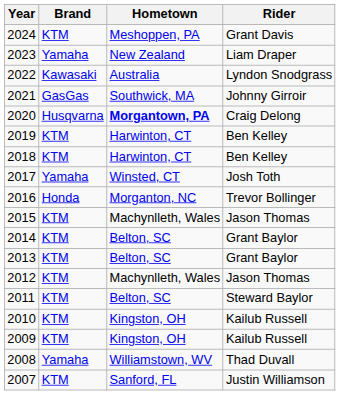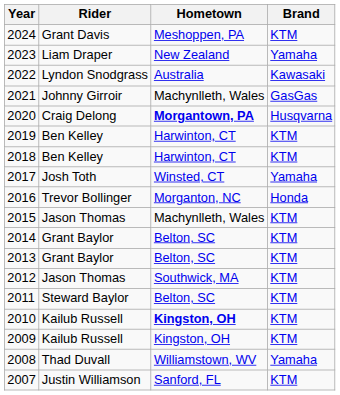columns swapped: (279, 14) <-> (73, 14)
(152, 95) Southwick, MA -> (209, 95) Machynlleth, Wales
(165, 278) Machynlleth, Wales -> (196, 278) Southwick, MA
(148, 319) normal -> (195, 319) bold
